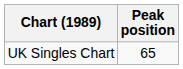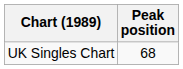(148, 53) 65 -> (148, 53) 68
